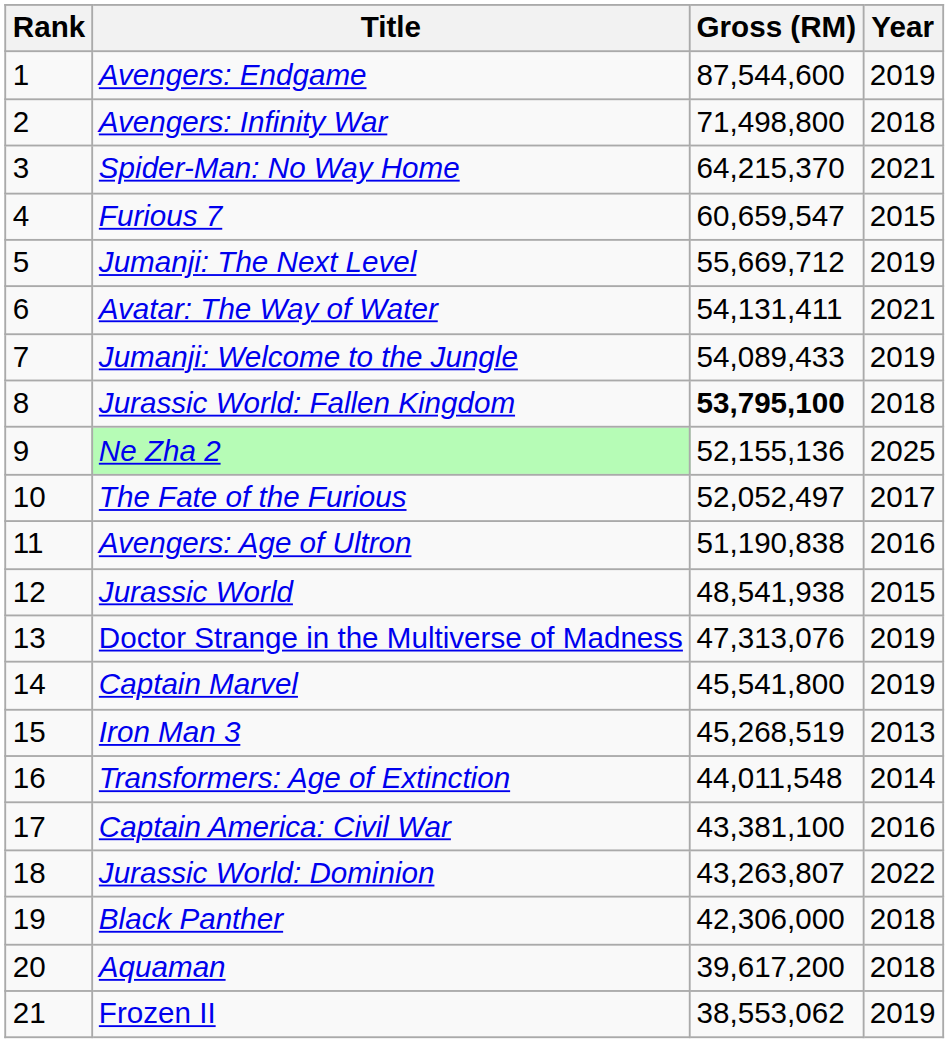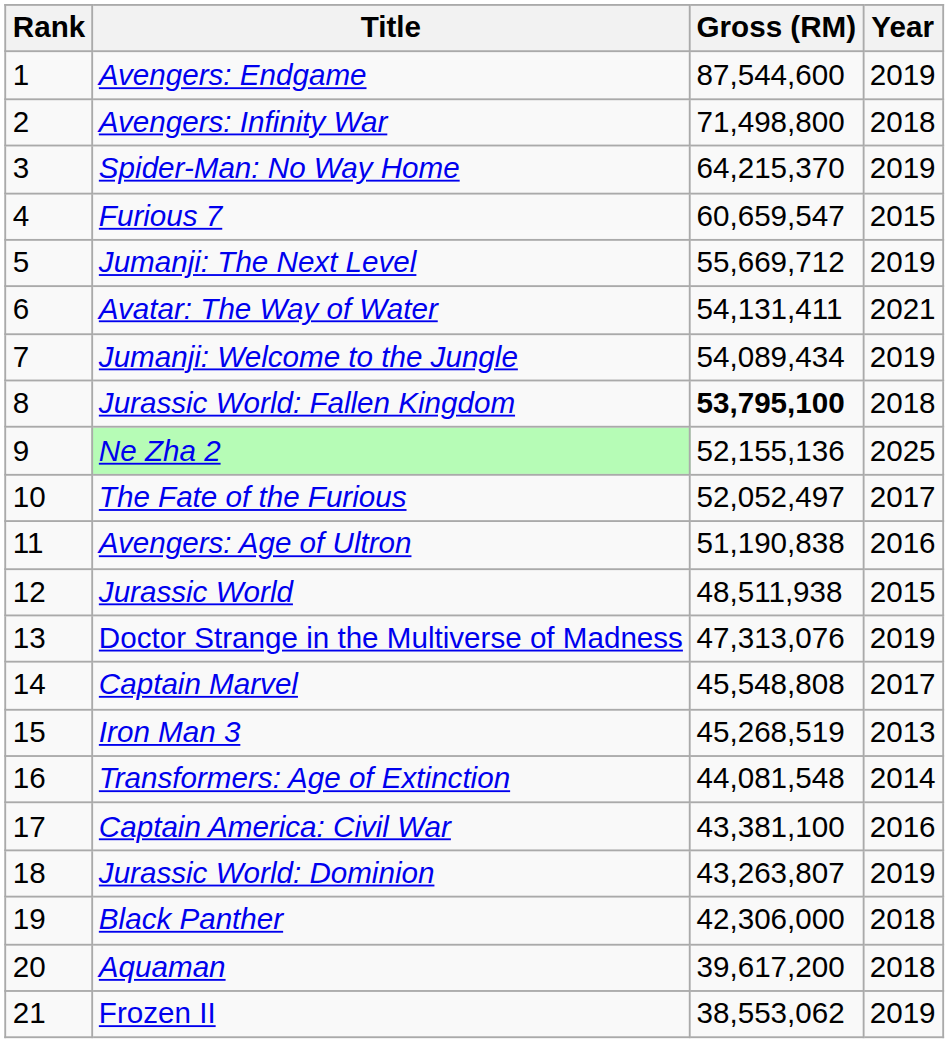(903, 168) 2021 -> (903, 168) 2019
(771, 356) 54,089,433 -> (771, 356) 54,089,434
(771, 591) 48,541,938 -> (770, 591) 48,511,938
(771, 685) 45,541,800 -> (771, 685) 45,548,808
(903, 685) 2019 -> (903, 685) 2017
(770, 779) 44,011,548 -> (771, 779) 44,081,548
(903, 872) 2022 -> (903, 872) 2019
